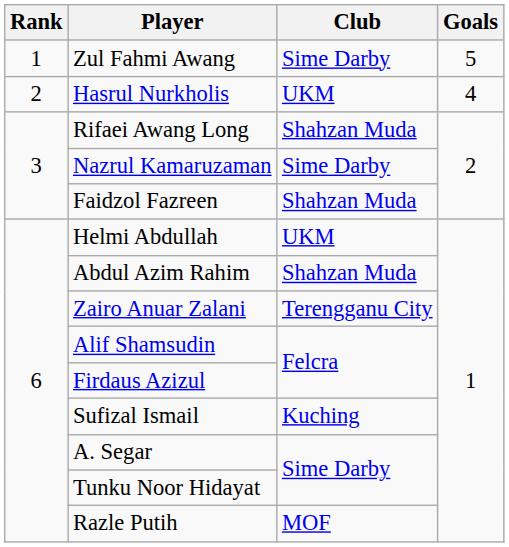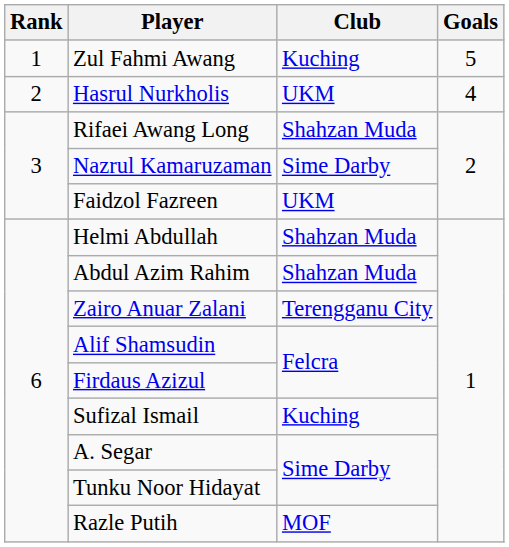(336, 58) Sime Darby -> (321, 58) Kuching
(349, 201) Shahzan Muda -> (308, 201) UKM
(308, 237) UKM -> (349, 237) Shahzan Muda
